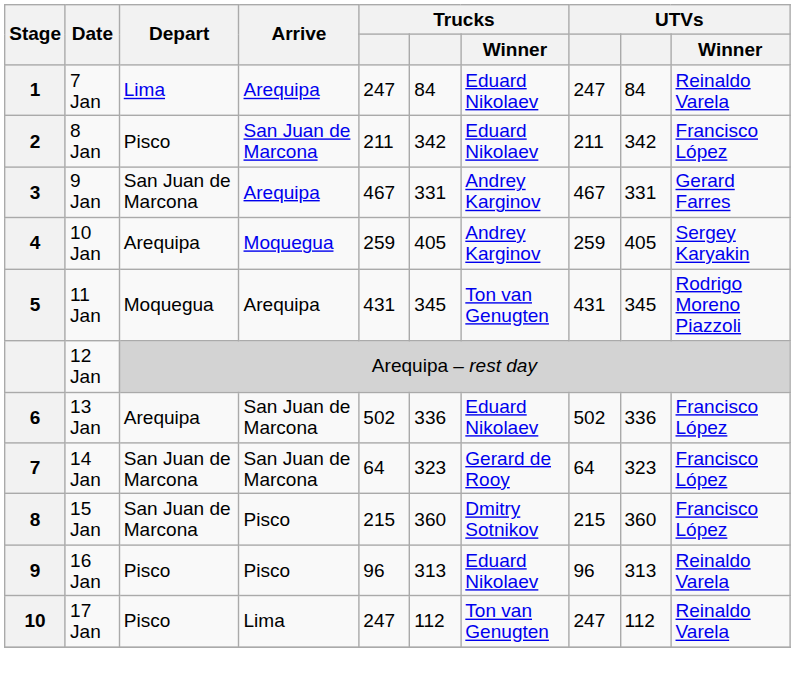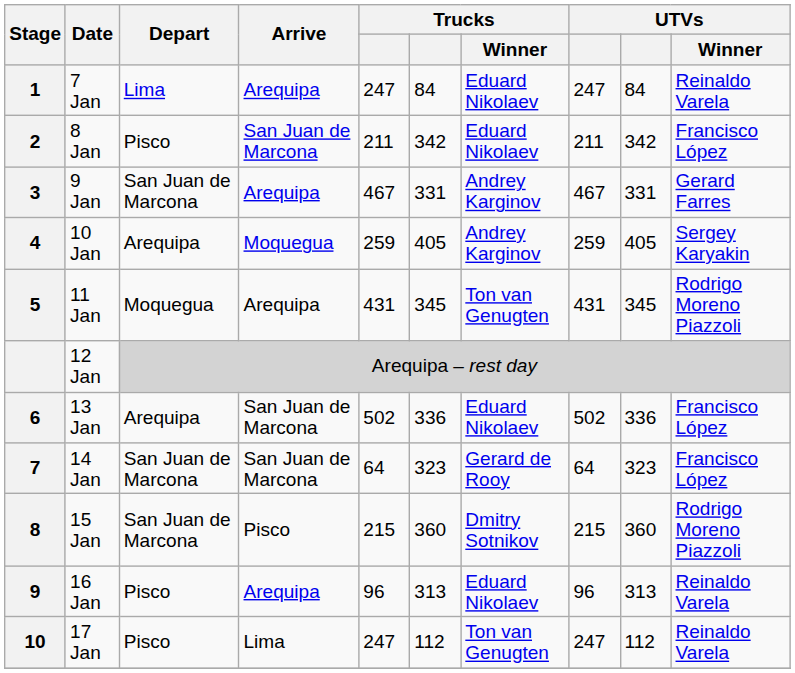(717, 519) Francisco López -> (709, 529) Rodrigo Moreno Piazzoli
(267, 570) Pisco -> (282, 591) Arequipa
